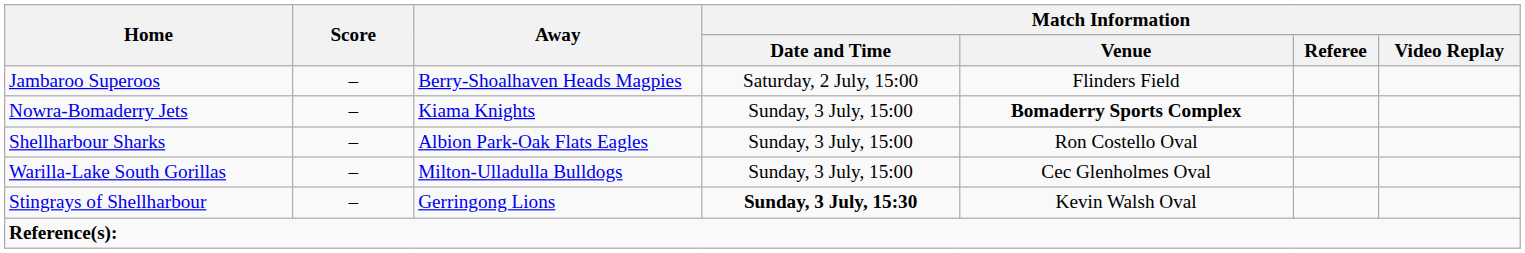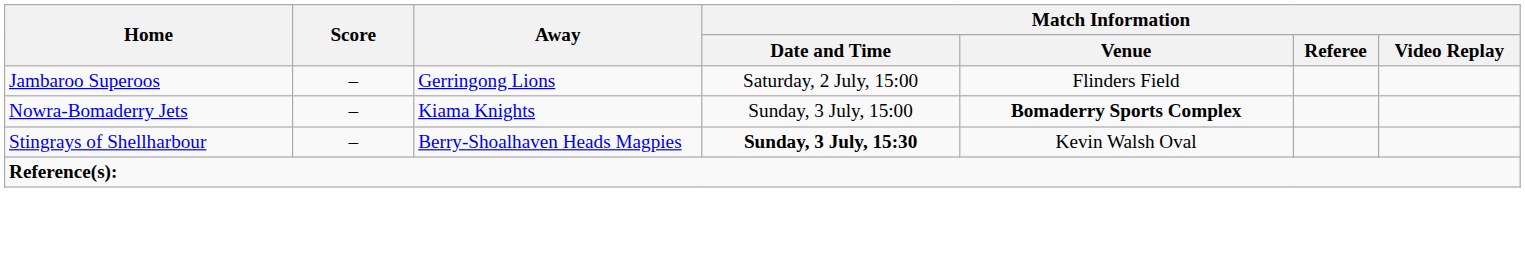(550, 80) Berry-Shoalhaven Heads Magpies -> (487, 80) Gerringong Lions
- row: (87, 141)
- row: (118, 171)
(487, 202) Gerringong Lions -> (550, 141) Berry-Shoalhaven Heads Magpies
